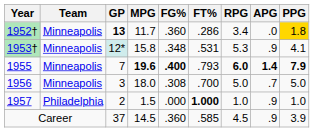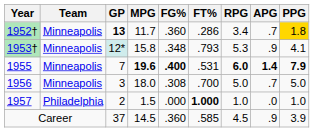(273, 31) .0 -> (273, 31) .7
(208, 48) .531 -> (208, 48) .793
(208, 66) .793 -> (208, 66) .531
(273, 101) .9 -> (273, 101) .0
